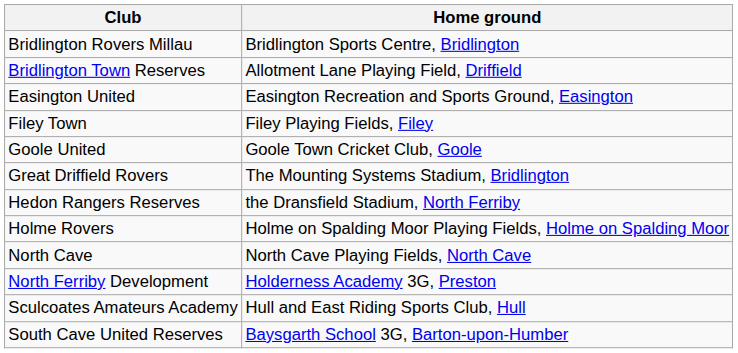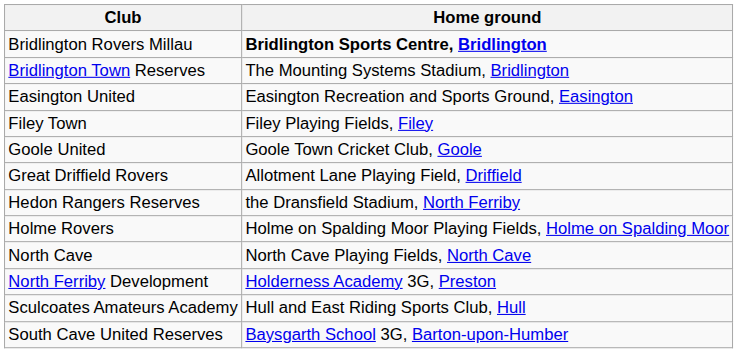(382, 44) normal -> (396, 44) bold
(384, 70) Allotment Lane Playing Field, Driffield -> (407, 70) The Mounting Systems Stadium, Bridlington
(407, 176) The Mounting Systems Stadium, Bridlington -> (384, 176) Allotment Lane Playing Field, Driffield
